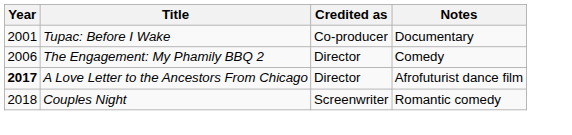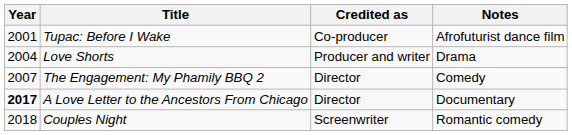(434, 36) Documentary -> (500, 36) Afrofuturist dance film
+ row: (79, 57)
(22, 57) 2006 -> (22, 78) 2007
(459, 78) Afrofuturist dance film -> (476, 99) Documentary
